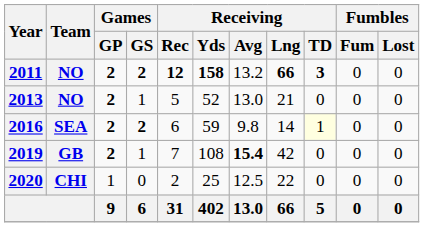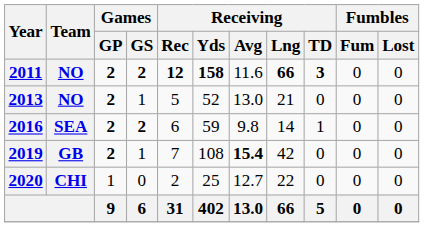(248, 72) 13.2 -> (248, 72) 11.6
(320, 126) lightyellow background -> (320, 126) no background
(248, 180) 12.5 -> (248, 180) 12.7
